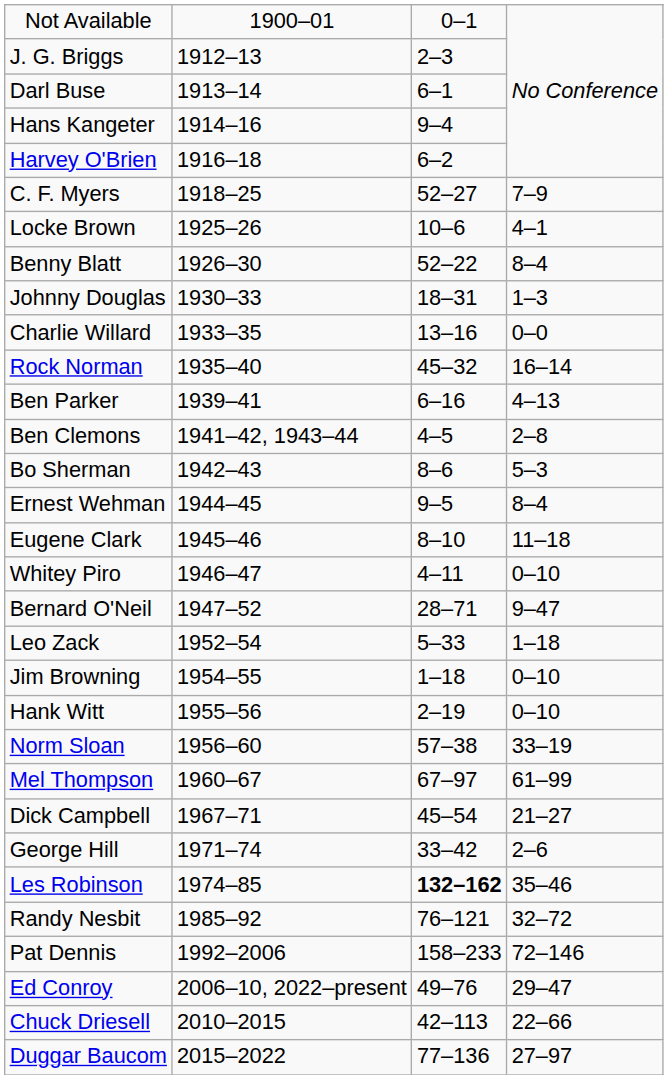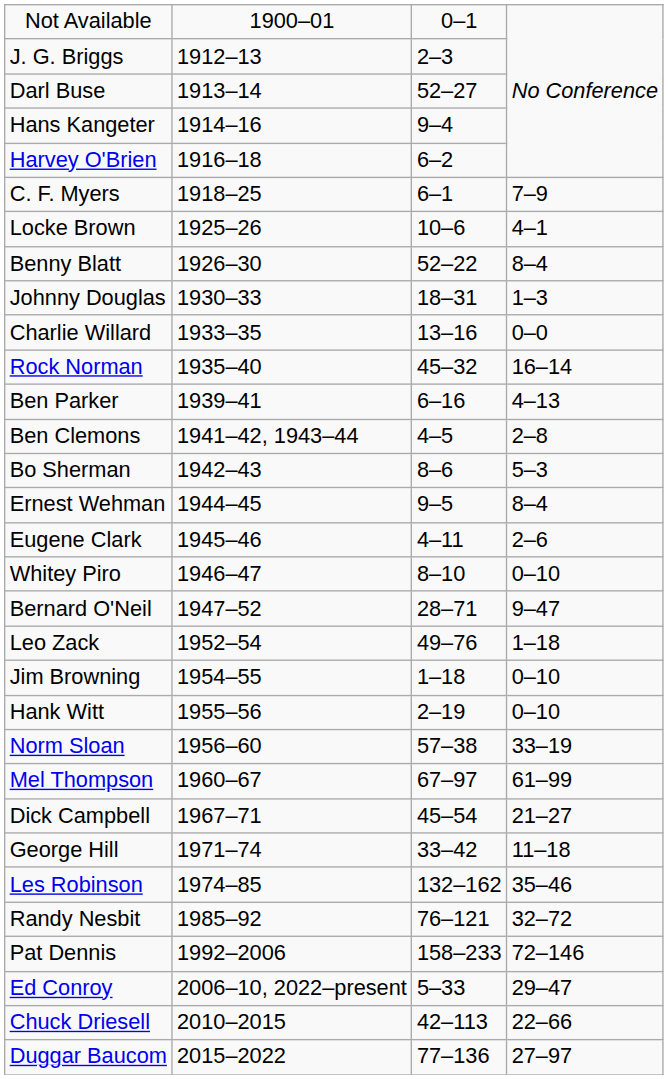(435, 90) 6–1 -> (447, 90) 52–27
(447, 194) 52–27 -> (435, 194) 6–1
(441, 539) 8–10 -> (440, 539) 4–11
(541, 539) 11–18 -> (530, 539) 2–6
(440, 573) 4–11 -> (441, 573) 8–10
(441, 642) 5–33 -> (447, 642) 49–76
(530, 849) 2–6 -> (541, 849) 11–18
(459, 884) bold -> (459, 884) normal
(447, 988) 49–76 -> (441, 988) 5–33
